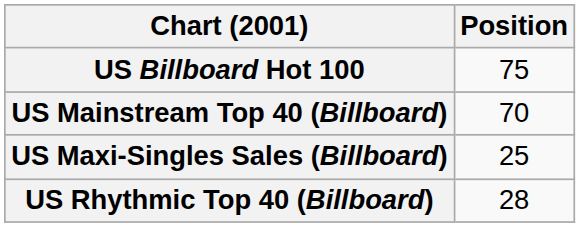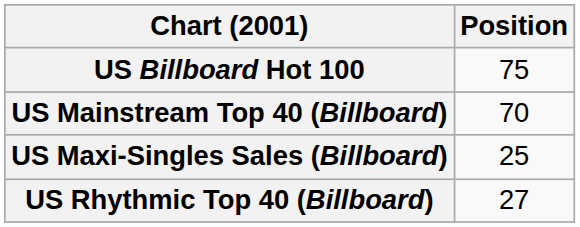(514, 199) 28 -> (514, 199) 27
